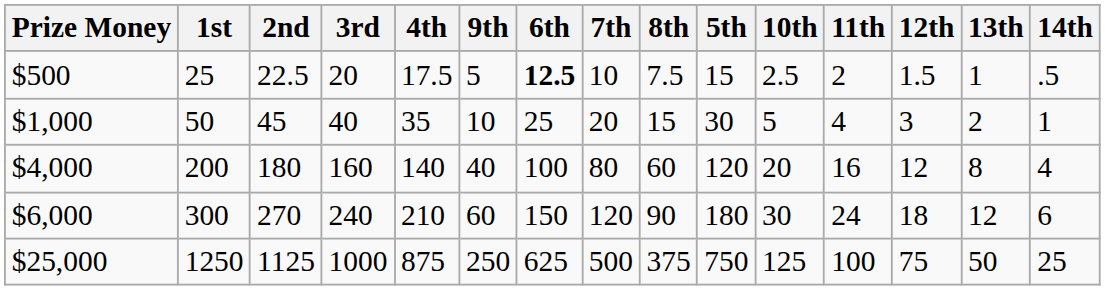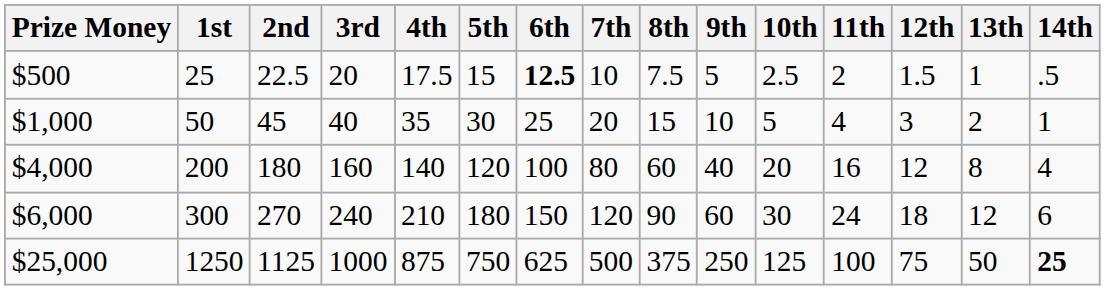columns swapped: (726, 27) <-> (488, 27)
(1052, 261) normal -> (1052, 261) bold
